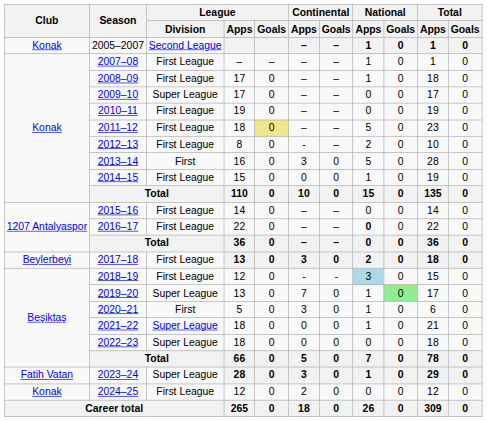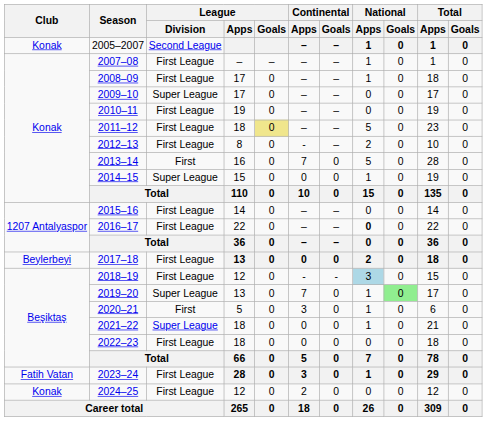(304, 161) 3 -> (304, 161) 7
(185, 177) First League -> (185, 177) Super League
(304, 260) 3 -> (304, 260) 0
(185, 342) Super League -> (185, 342) First League
(185, 375) Super League -> (185, 375) First League
